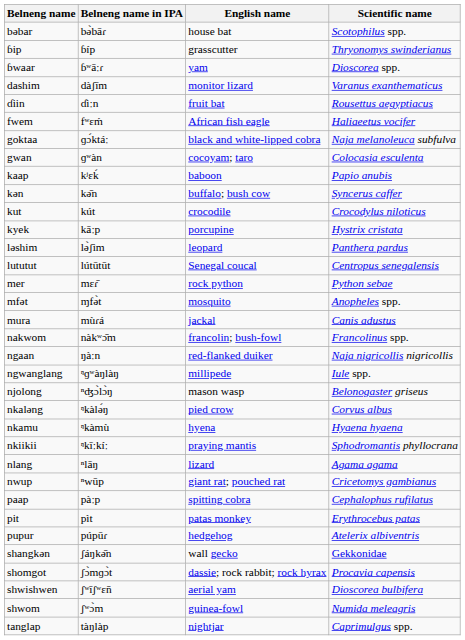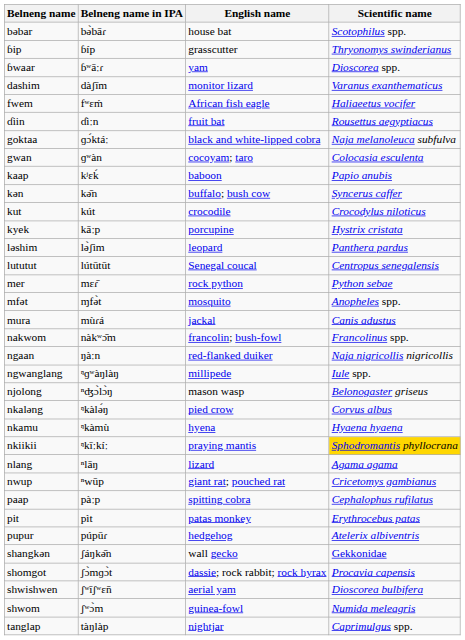rows swapped: (16, 103) <-> (20, 121)
(395, 445) no background -> (395, 445) gold background
